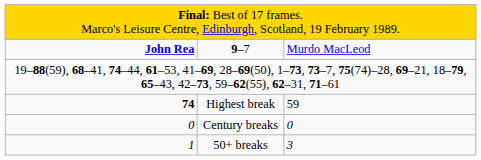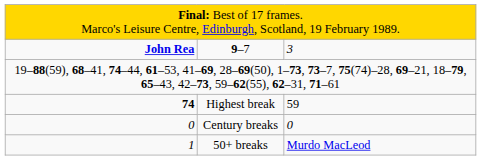(329, 49) Murdo MacLeod -> (290, 49) 3
(290, 145) 3 -> (329, 145) Murdo MacLeod
